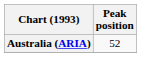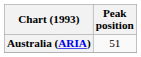(115, 43) 52 -> (115, 43) 51
